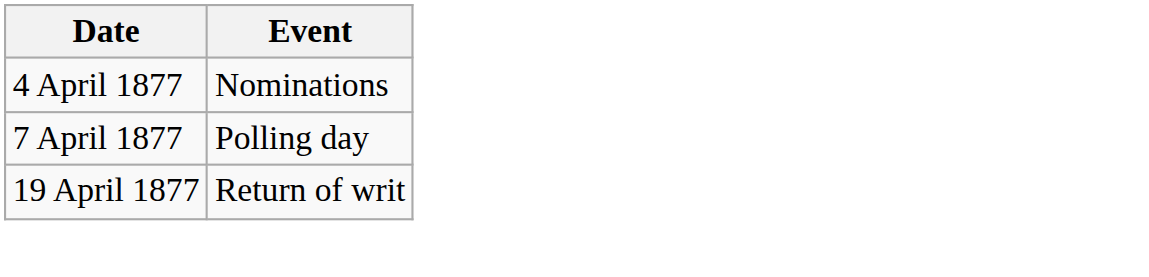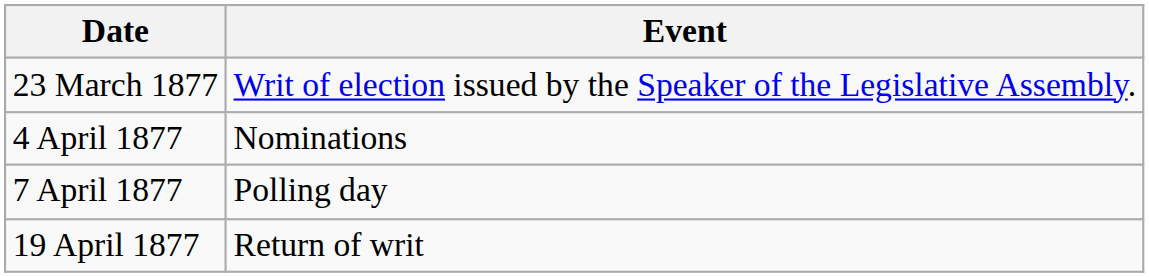+ row: (115, 84)
